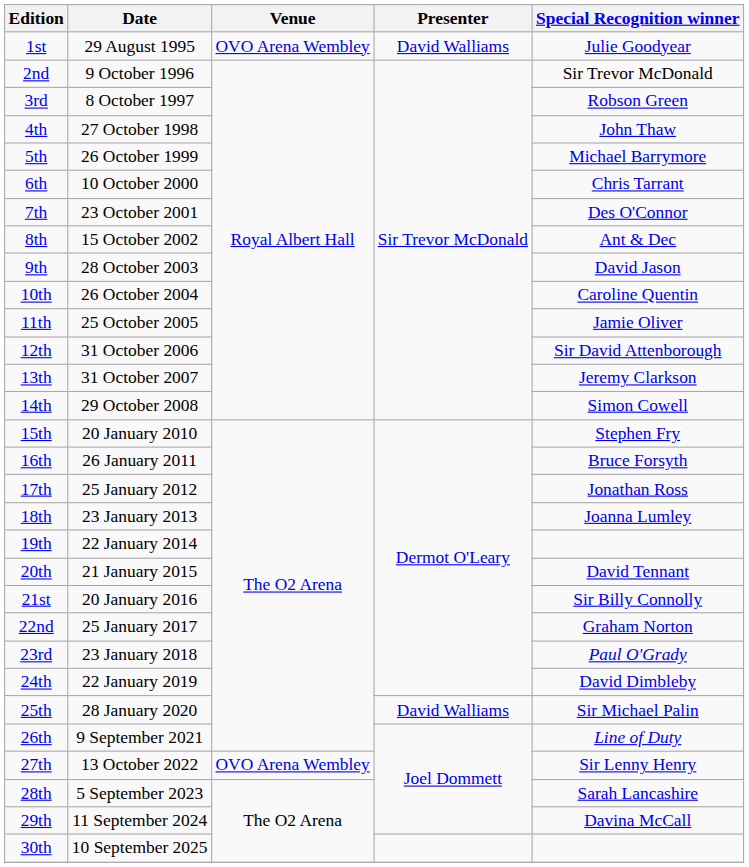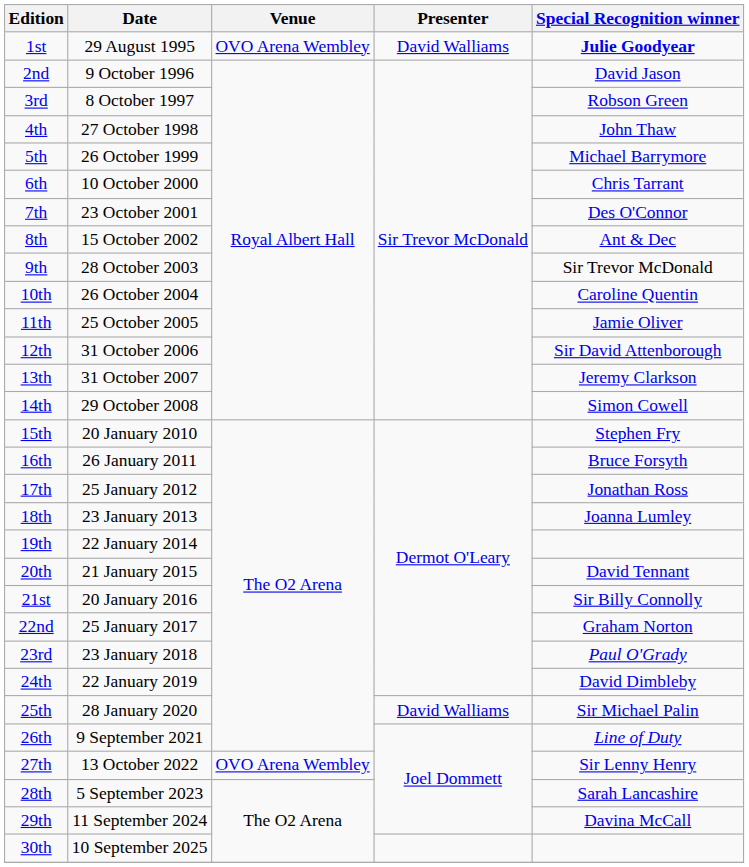(638, 45) normal -> (638, 45) bold
(638, 73) Sir Trevor McDonald -> (638, 73) David Jason
(638, 267) David Jason -> (638, 267) Sir Trevor McDonald
